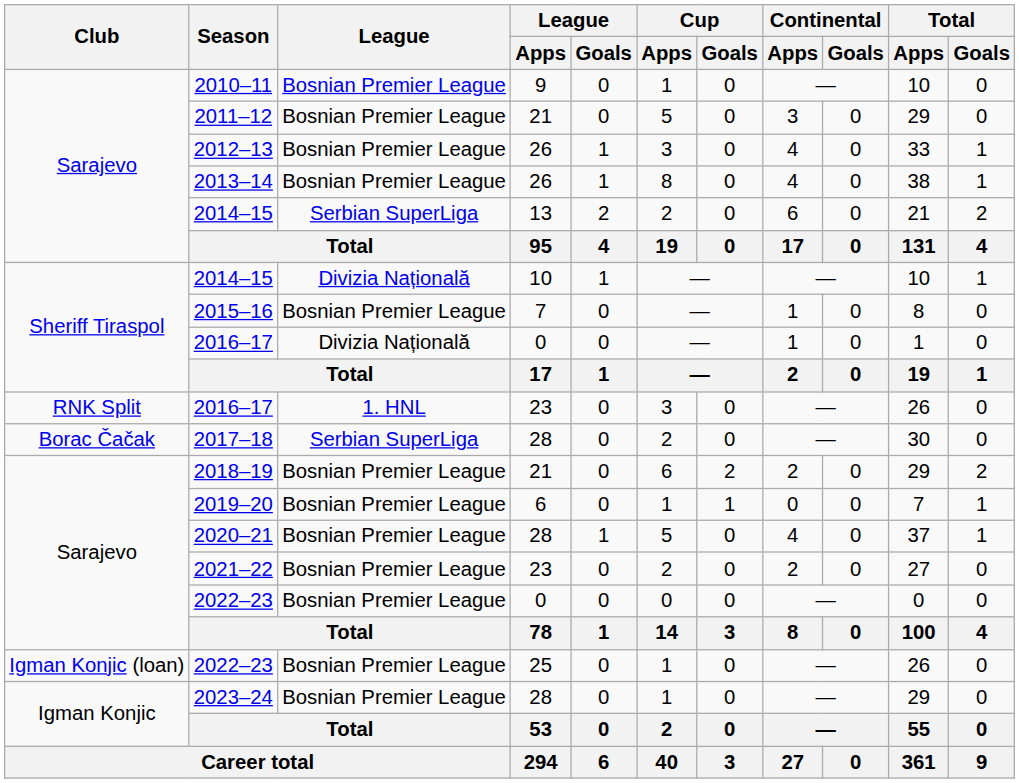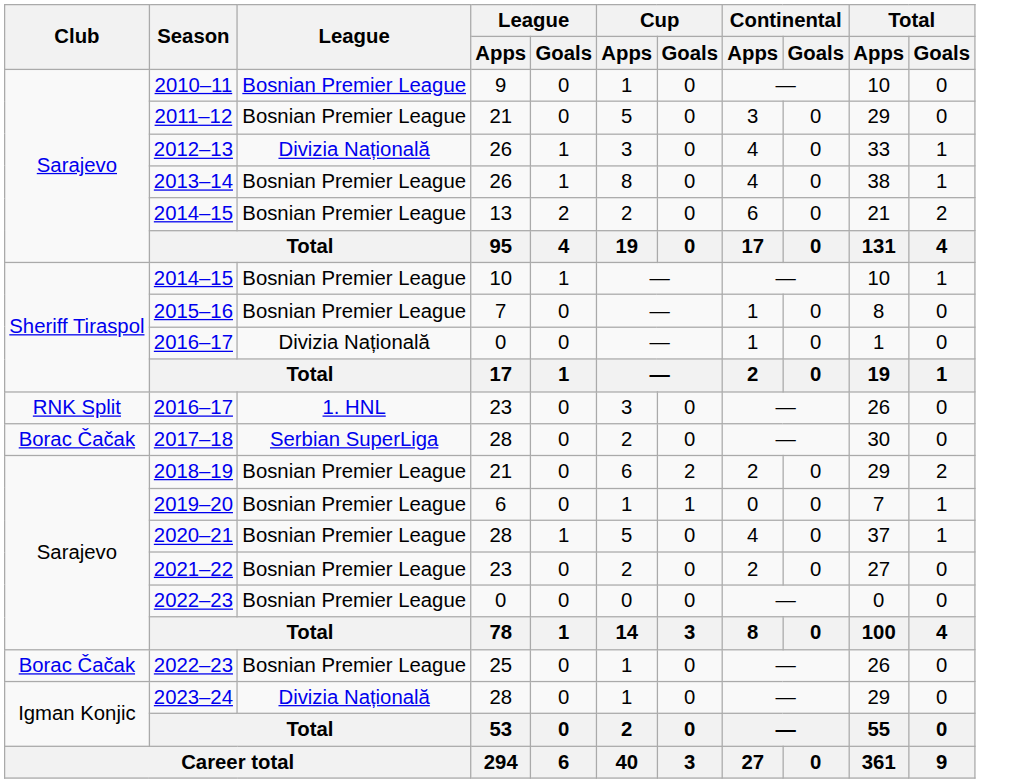(394, 149) Bosnian Premier League -> (354, 149) Divizia Națională
(394, 213) Serbian SuperLiga -> (354, 213) Bosnian Premier League
(394, 278) Divizia Națională -> (354, 278) Bosnian Premier League
(97, 665) Igman Konjic (loan) -> (77, 665) Borac Čačak
(394, 697) Bosnian Premier League -> (354, 697) Divizia Națională
